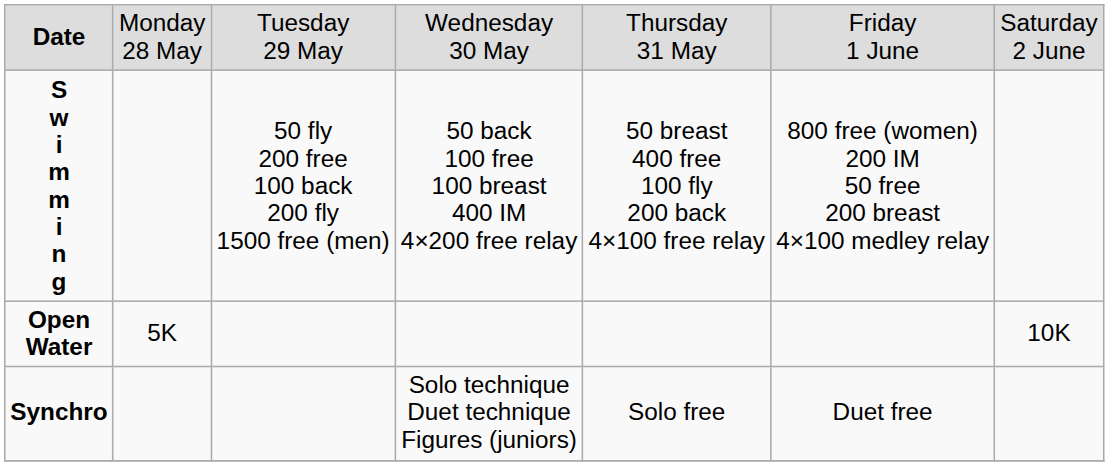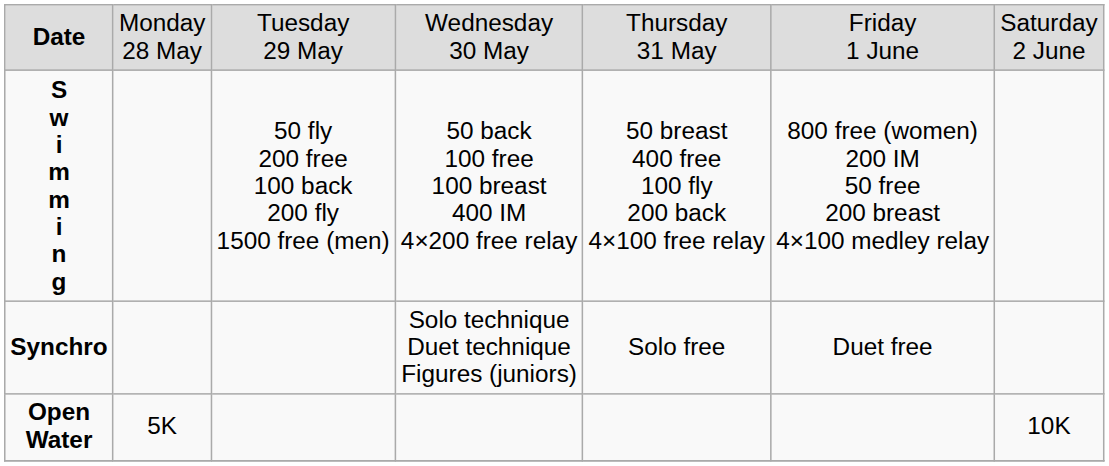rows swapped: (59, 333) <-> (59, 413)
